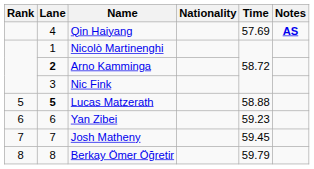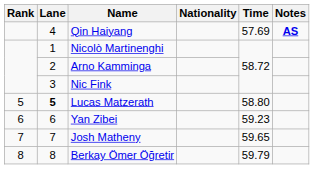(53, 66) bold -> (53, 66) normal
(256, 102) 58.88 -> (256, 102) 58.80
(256, 137) 59.45 -> (256, 137) 59.65
